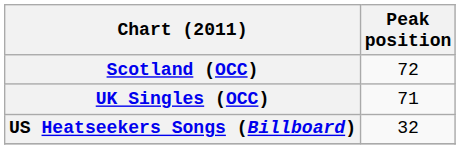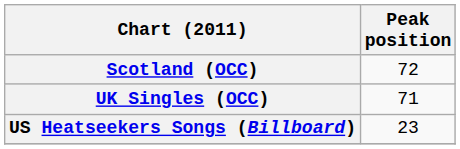(408, 129) 32 -> (408, 129) 23
